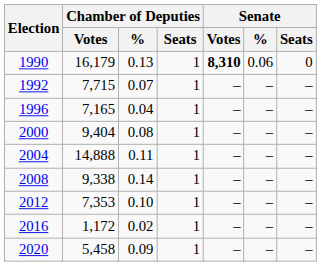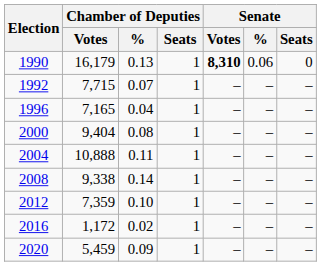(95, 156) 14,888 -> (95, 156) 10,888
(99, 202) 7,353 -> (99, 202) 7,359
(99, 249) 5,458 -> (99, 249) 5,459
